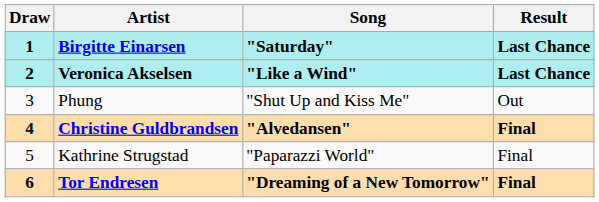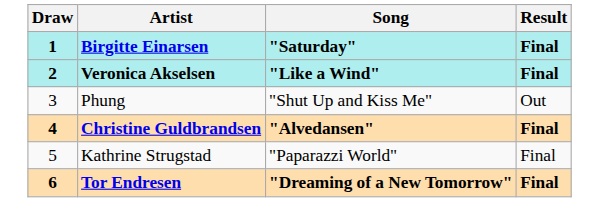(544, 45) Last Chance -> (539, 45) Final
(544, 73) Last Chance -> (539, 73) Final
